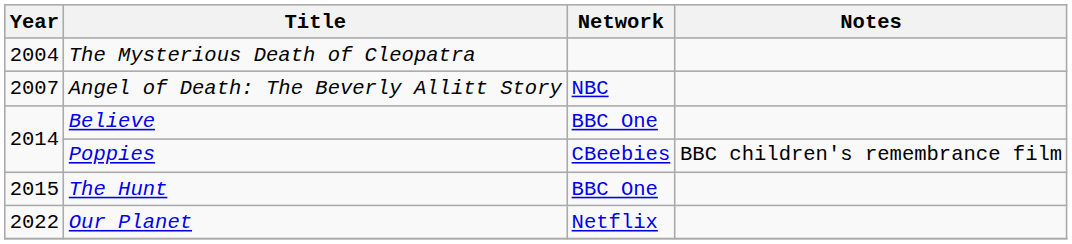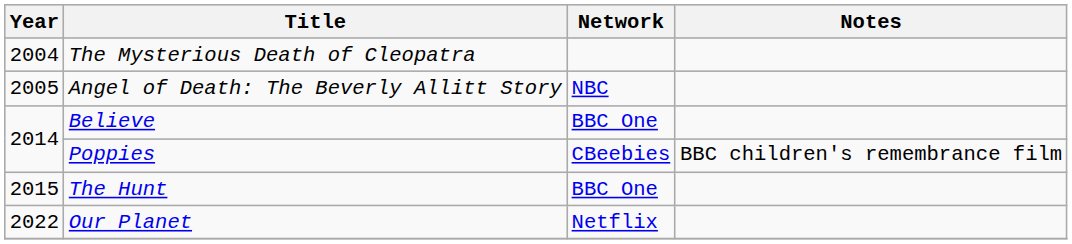(34, 88) 2007 -> (34, 88) 2005
